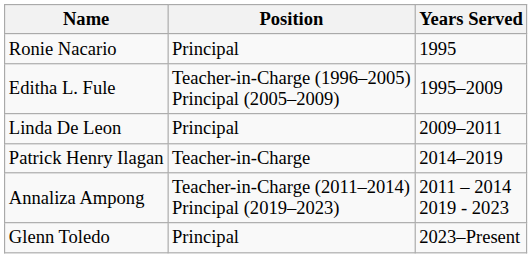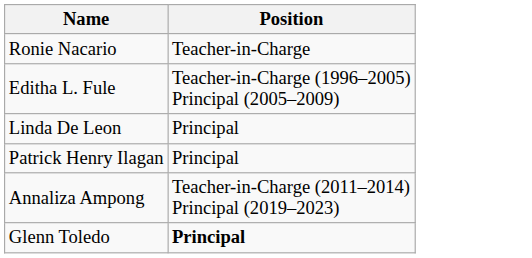- column: (471, 19)
(206, 48) Principal -> (241, 48) Teacher-in-Charge
(241, 157) Teacher-in-Charge -> (206, 157) Principal
(206, 237) normal -> (209, 237) bold
